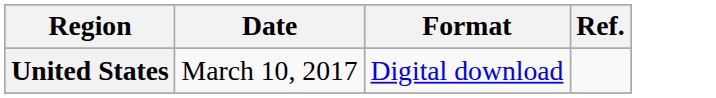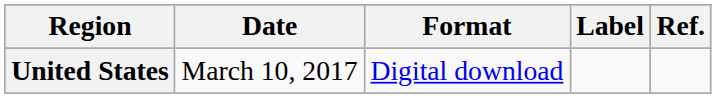+ column: (610, 26)
